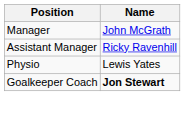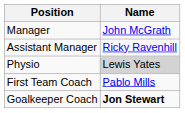(131, 64) no background -> (131, 64) lightgrey background
+ row: (49, 82)
